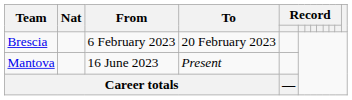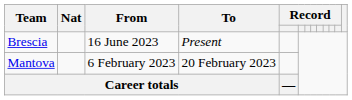(131, 42) 6 February 2023 -> (123, 42) 16 June 2023
(229, 42) 20 February 2023 -> (202, 42) Present
(123, 63) 16 June 2023 -> (131, 63) 6 February 2023
(202, 63) Present -> (229, 63) 20 February 2023
